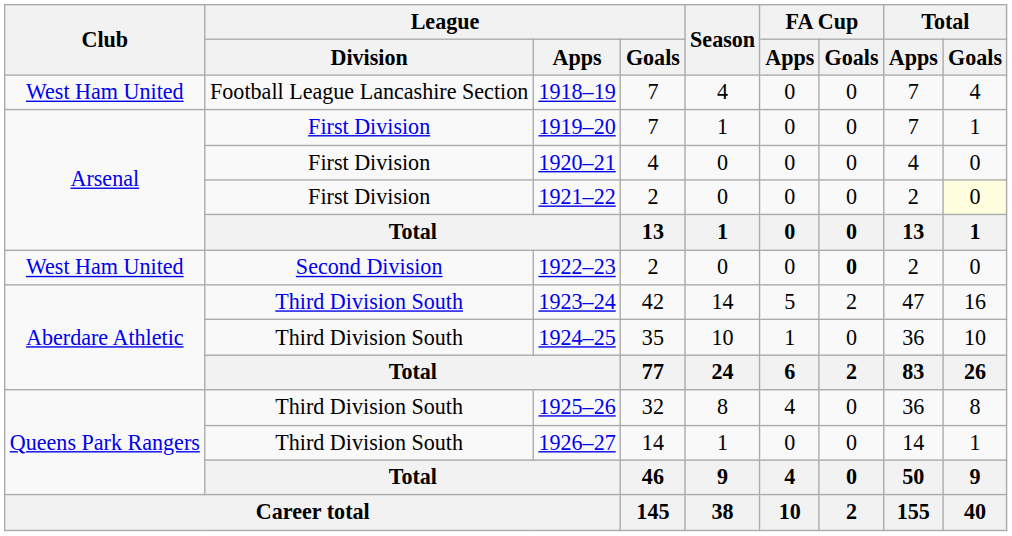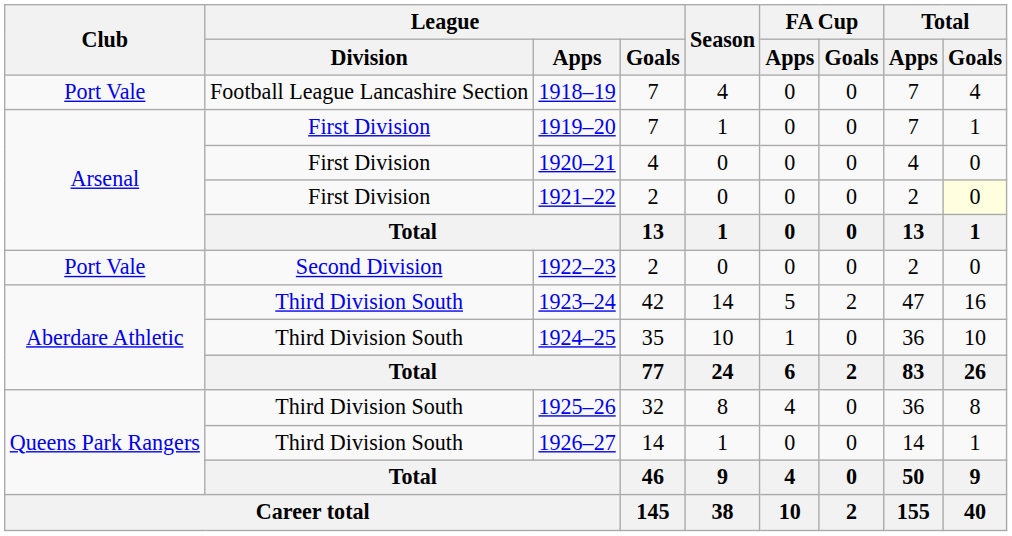(105, 92) West Ham United -> (105, 92) Port Vale
(105, 267) West Ham United -> (105, 267) Port Vale
(852, 267) bold -> (852, 267) normal
